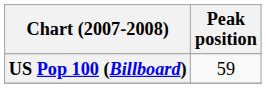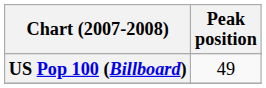(226, 68) 59 -> (226, 68) 49
